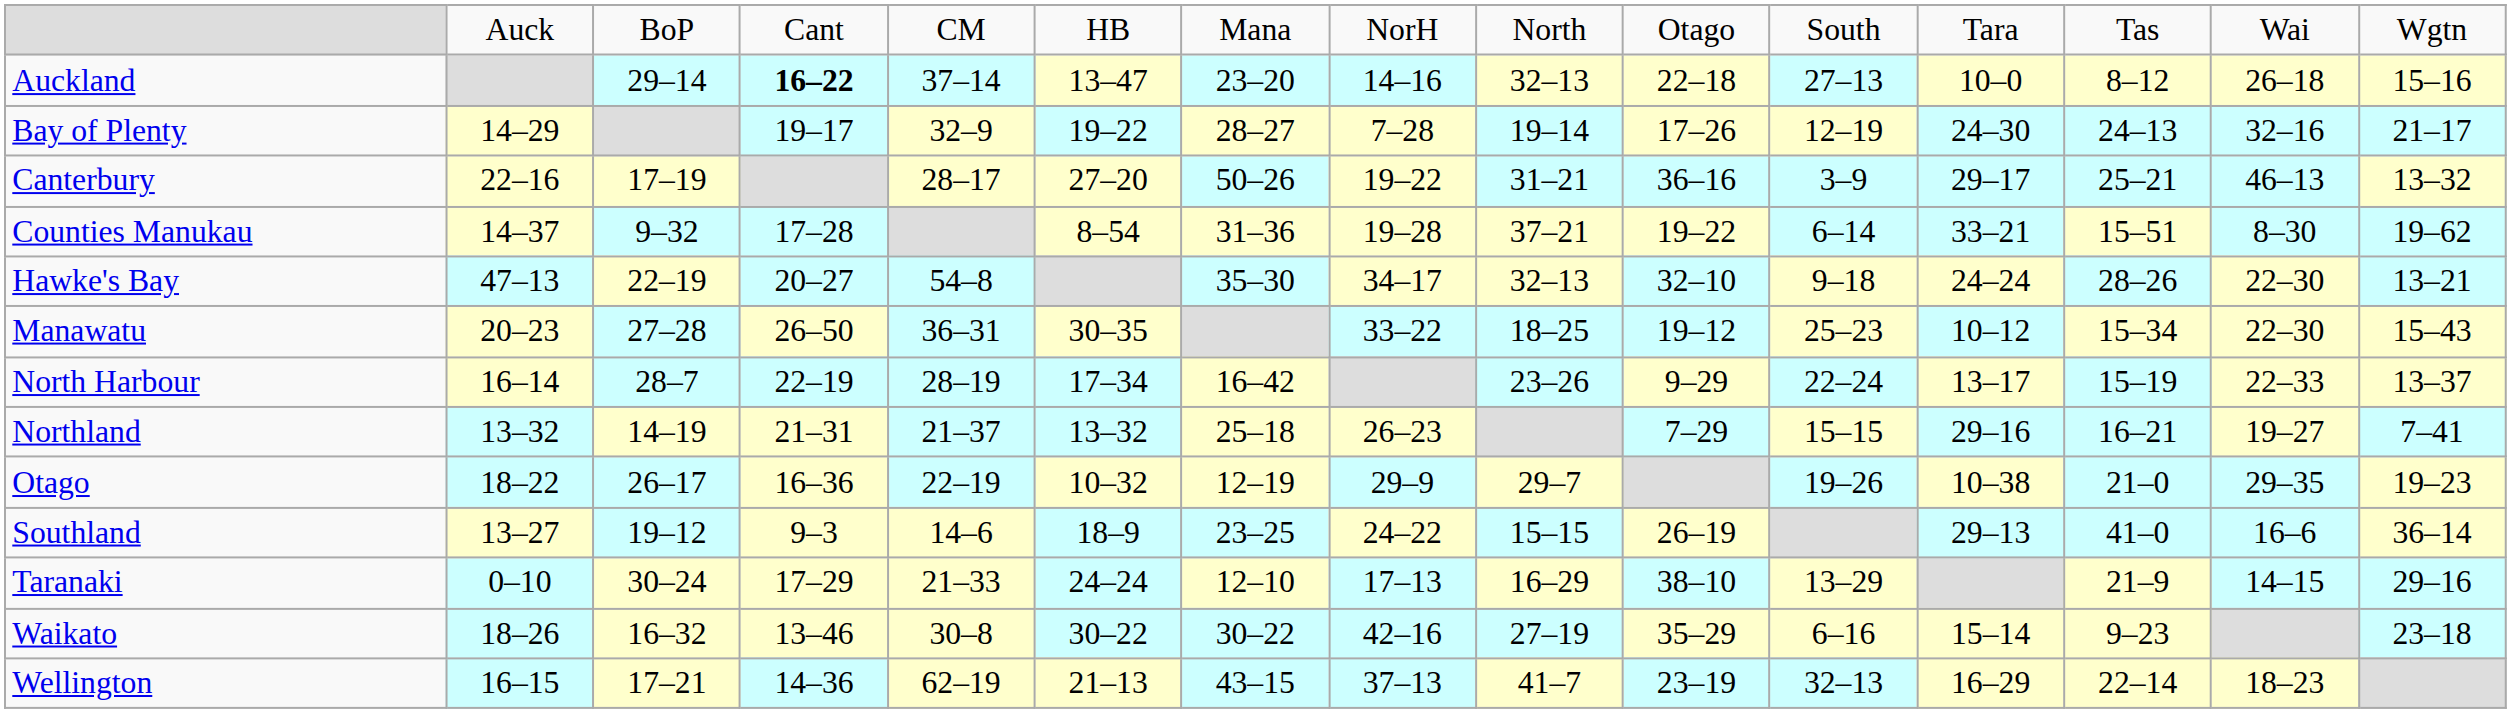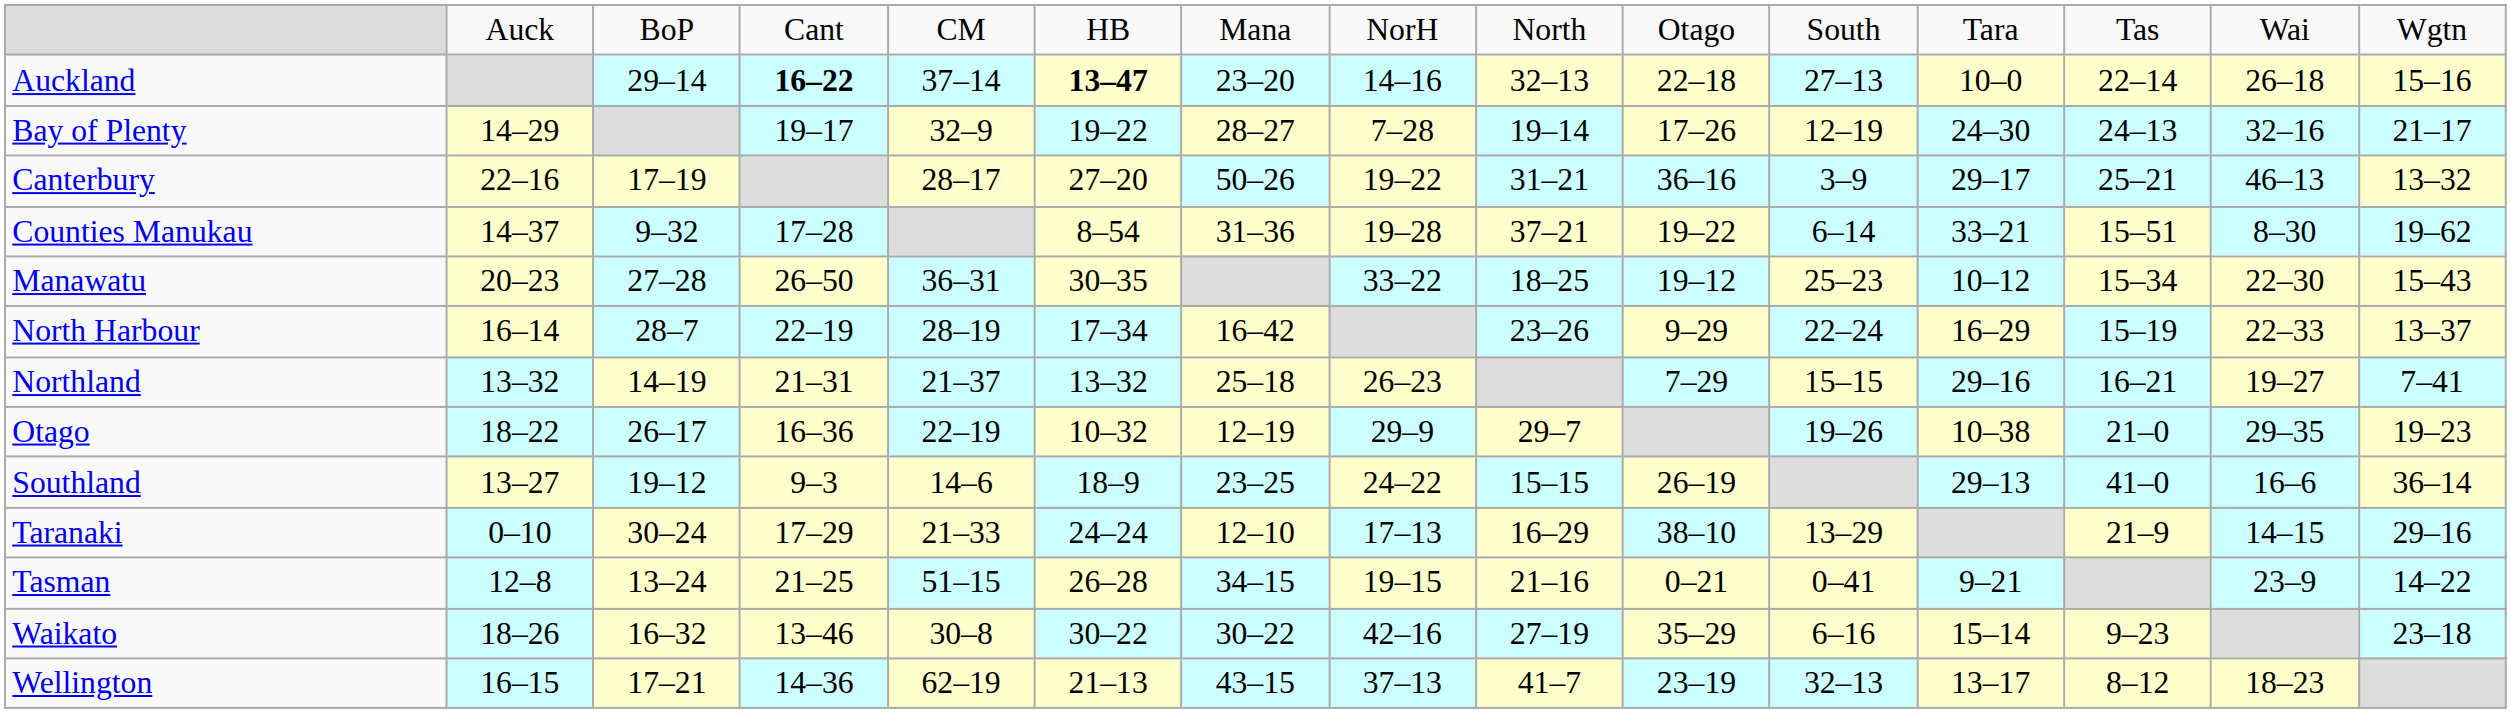(1108, 79) normal -> (1108, 79) bold
(2138, 79) 8–12 -> (2138, 79) 22–14
- row: (96, 280)
(1991, 381) 13–17 -> (1991, 331) 16–29
+ row: (61, 582)
(1991, 682) 16–29 -> (1991, 682) 13–17
(2138, 682) 22–14 -> (2138, 682) 8–12
